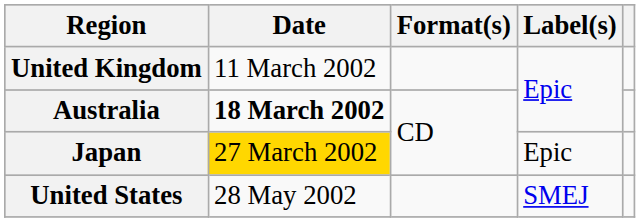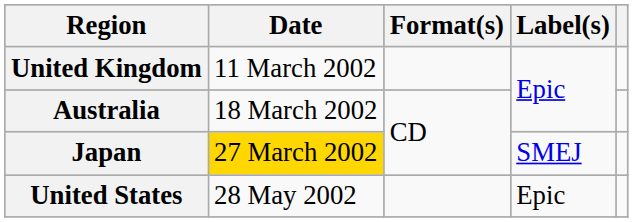(299, 110) bold -> (296, 110) normal
(548, 152) Epic -> (549, 152) SMEJ
(556, 195) SMEJ -> (541, 195) Epic
